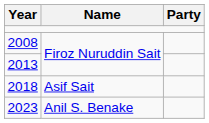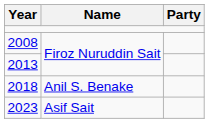(69, 86) Asif Sait -> (89, 86) Anil S. Benake
(89, 107) Anil S. Benake -> (69, 107) Asif Sait
